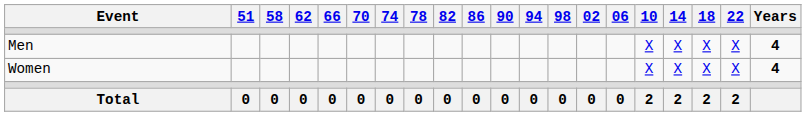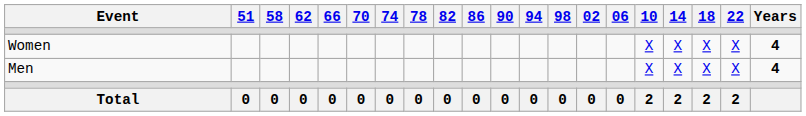rows swapped: (21, 46) <-> (29, 70)
